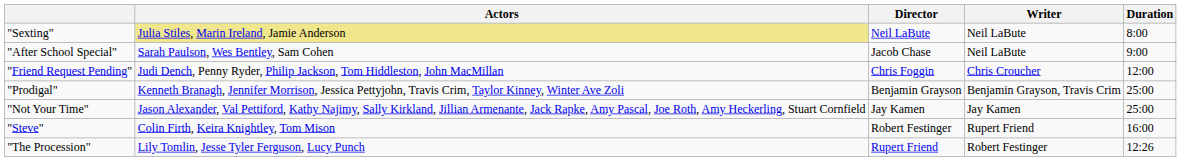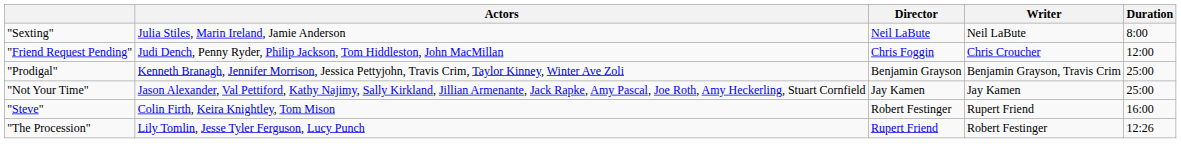(242, 33) khaki background -> (242, 33) no background
- row: (62, 52)
